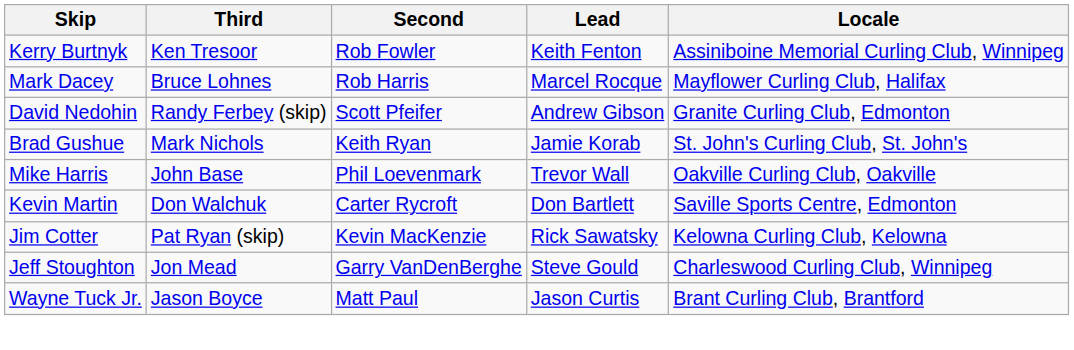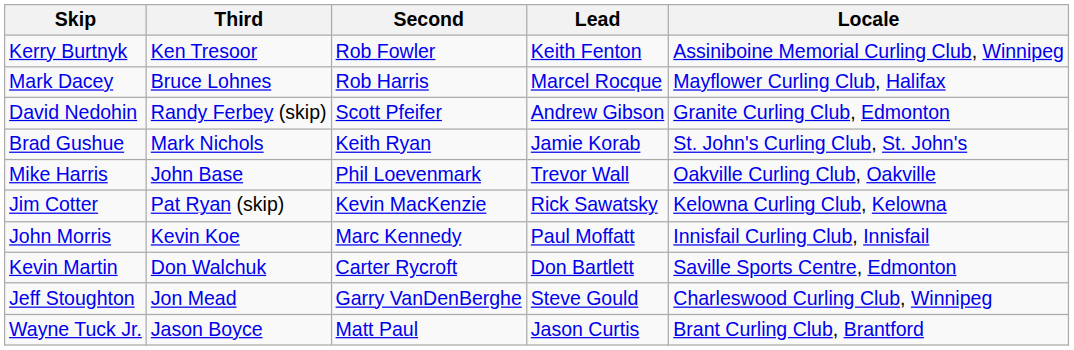rows swapped: (63, 205) <-> (54, 236)
+ row: (60, 236)
